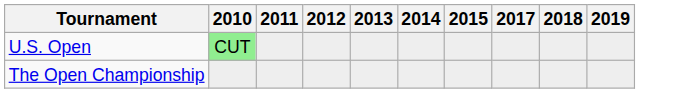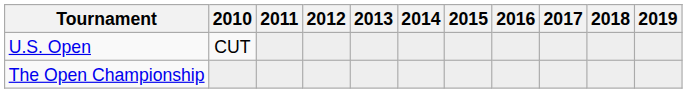+ column: (516, 19)
(232, 47) lightgreen background -> (232, 47) no background
